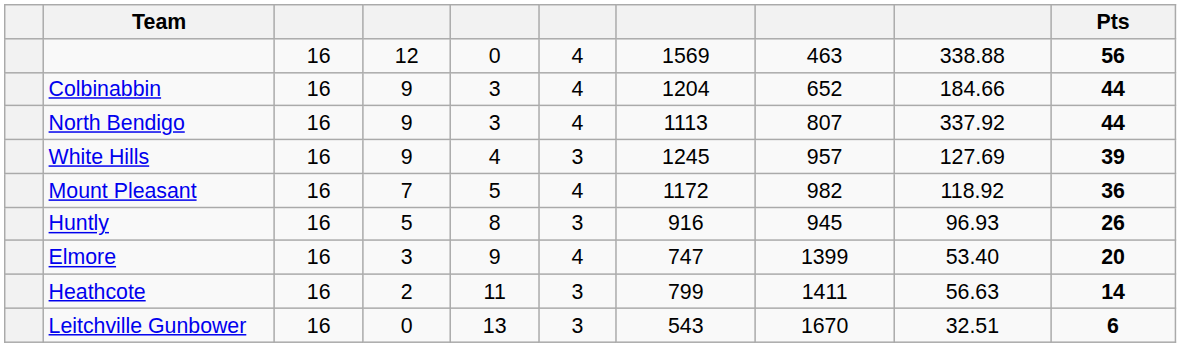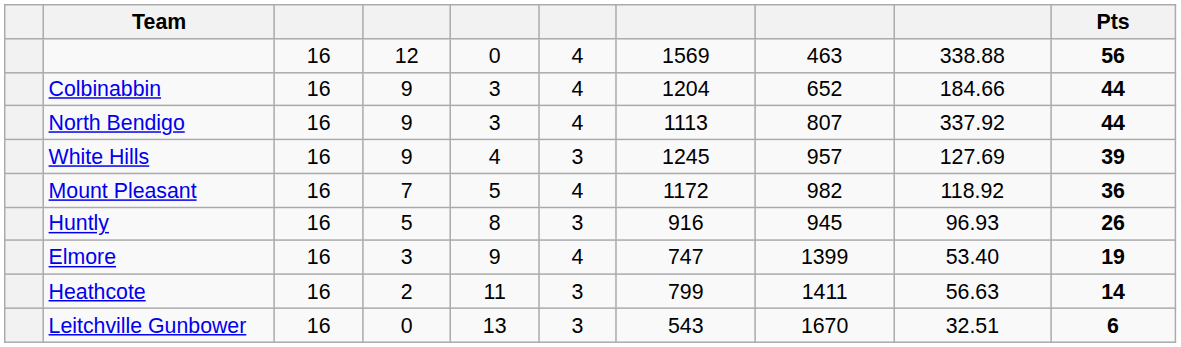(1113, 258) 20 -> (1113, 258) 19
